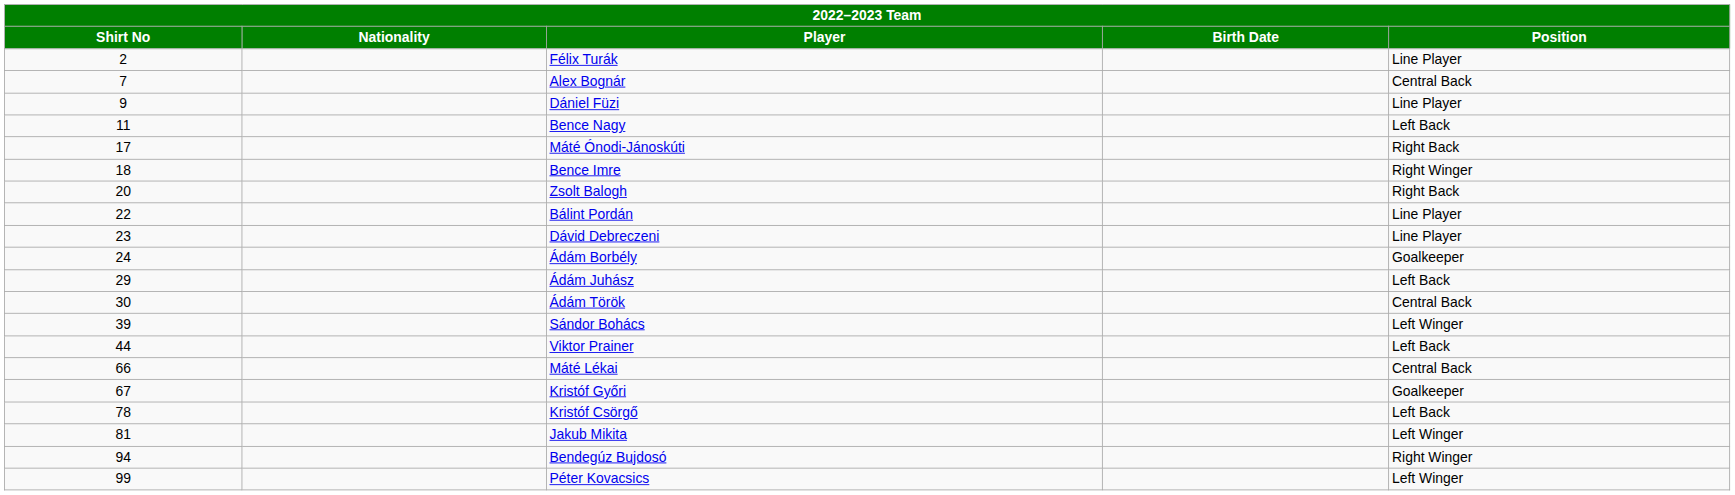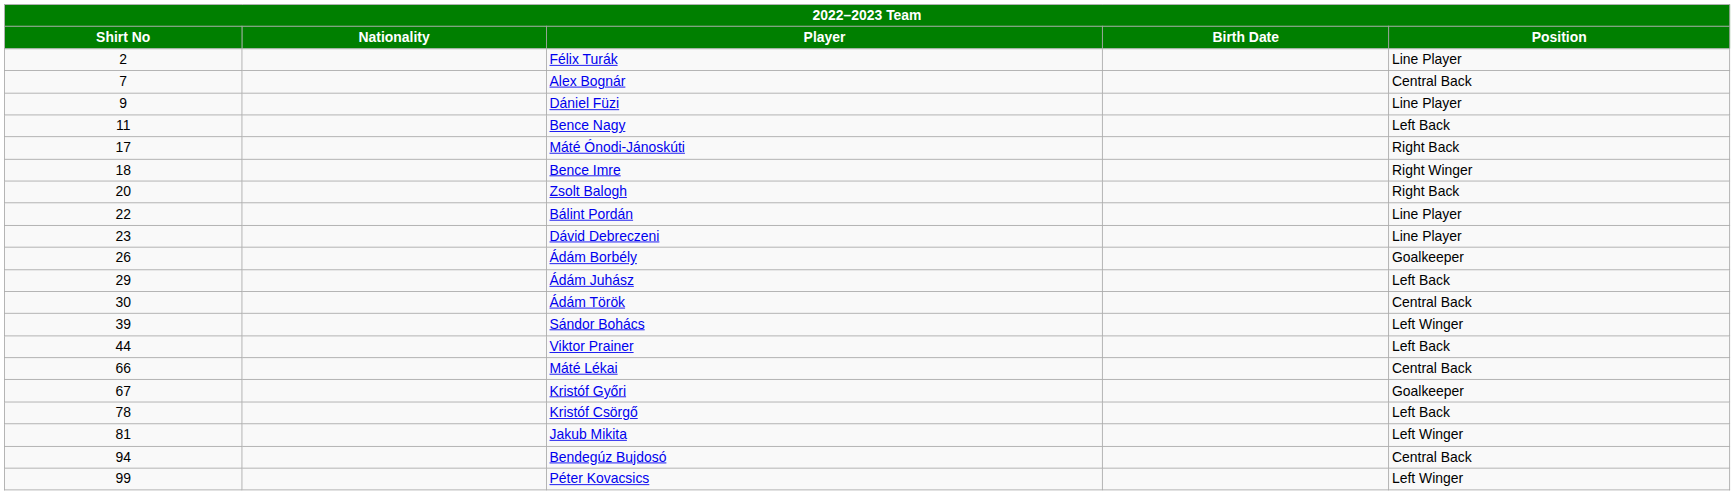(123, 258) 24 -> (123, 258) 26
(1432, 457) Right Winger -> (1432, 457) Central Back
